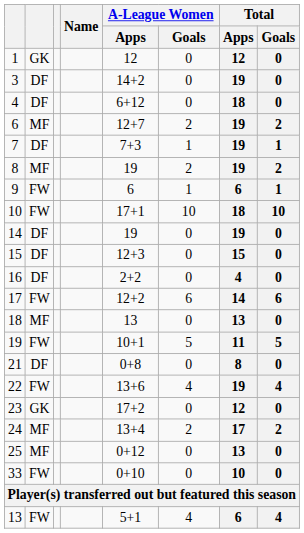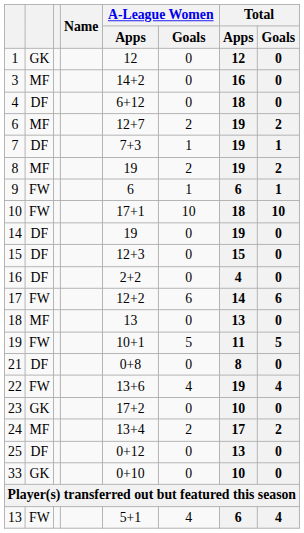(39, 80) DF -> (39, 80) MF
(238, 80) 19 -> (238, 80) 16
(238, 408) 12 -> (238, 408) 10
(39, 451) MF -> (39, 451) DF
(39, 473) FW -> (39, 473) GK
